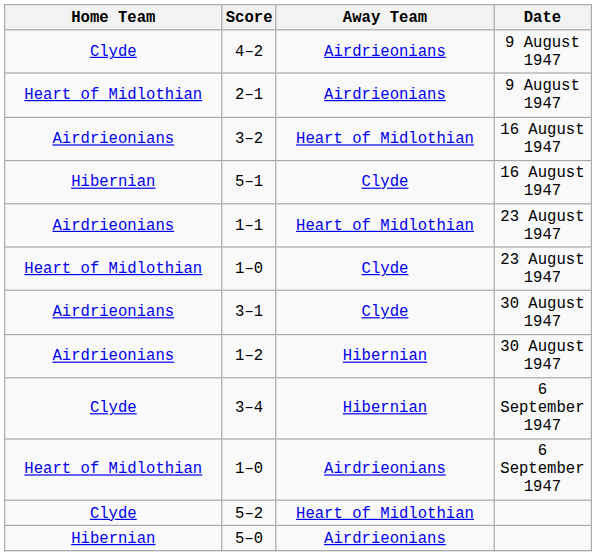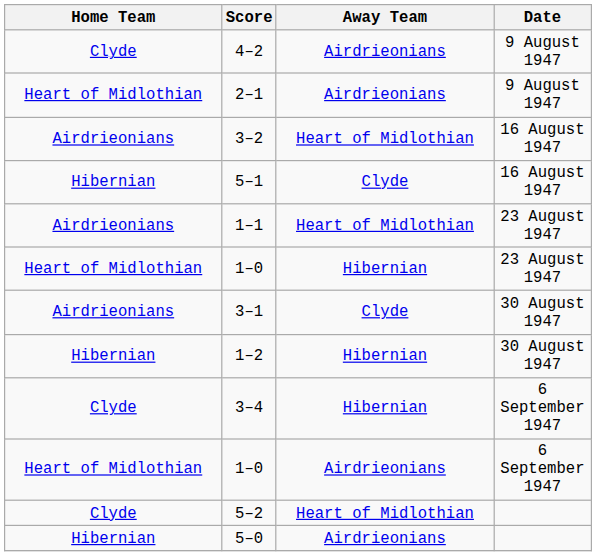(385, 269) Clyde -> (385, 269) Hibernian
(113, 356) Airdrieonians -> (113, 356) Hibernian
